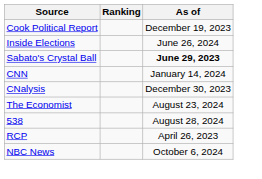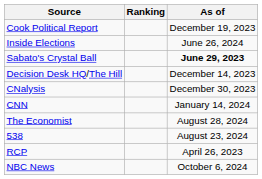+ row: (64, 74)
rows swapped: (26, 89) <-> (17, 74)
(188, 105) August 23, 2024 -> (212, 120) August 28, 2024
(188, 120) August 28, 2024 -> (212, 136) August 23, 2024
